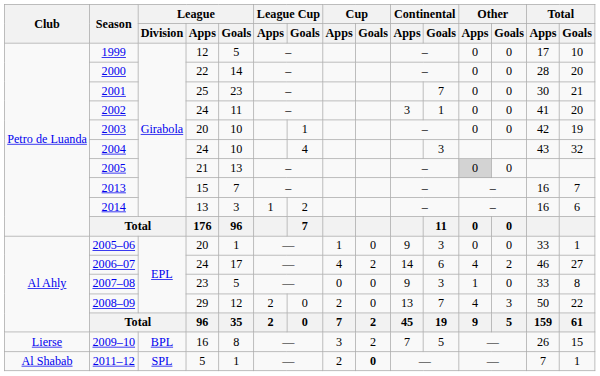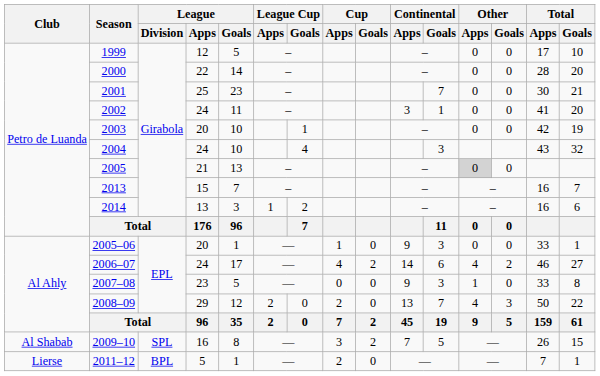(47, 341) Lierse -> (47, 341) Al Shabab
(162, 341) BPL -> (162, 341) SPL
(47, 361) Al Shabab -> (47, 361) Lierse
(162, 361) SPL -> (162, 361) BPL
(373, 361) bold -> (373, 361) normal
